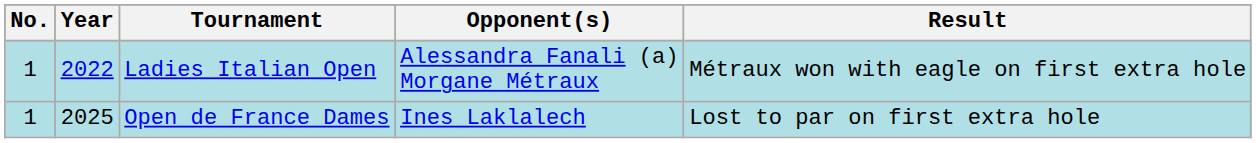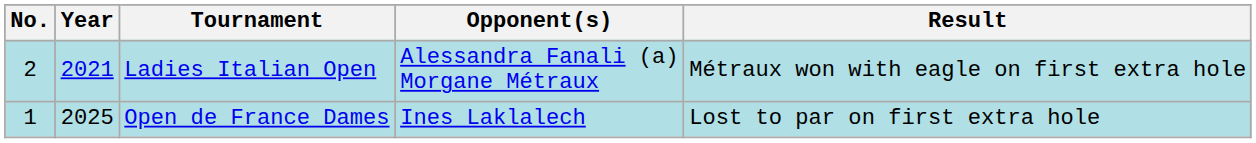(30, 71) 1 -> (30, 71) 2
(87, 71) 2022 -> (87, 71) 2021
